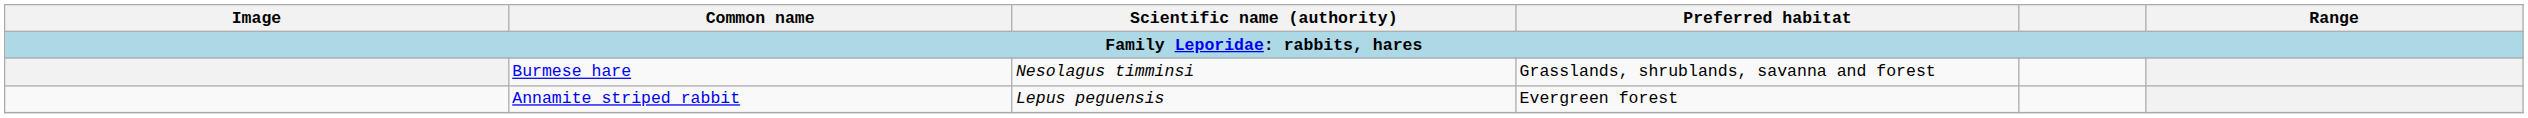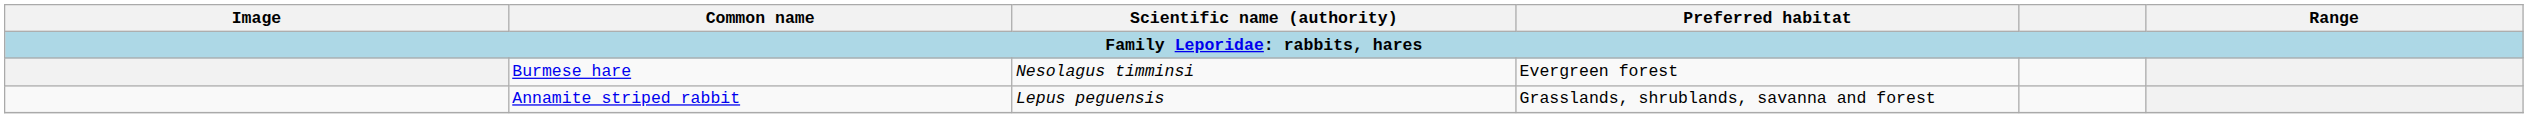(1728, 72) Grasslands, shrublands, savanna and forest -> (1599, 72) Evergreen forest
(1599, 99) Evergreen forest -> (1728, 99) Grasslands, shrublands, savanna and forest
